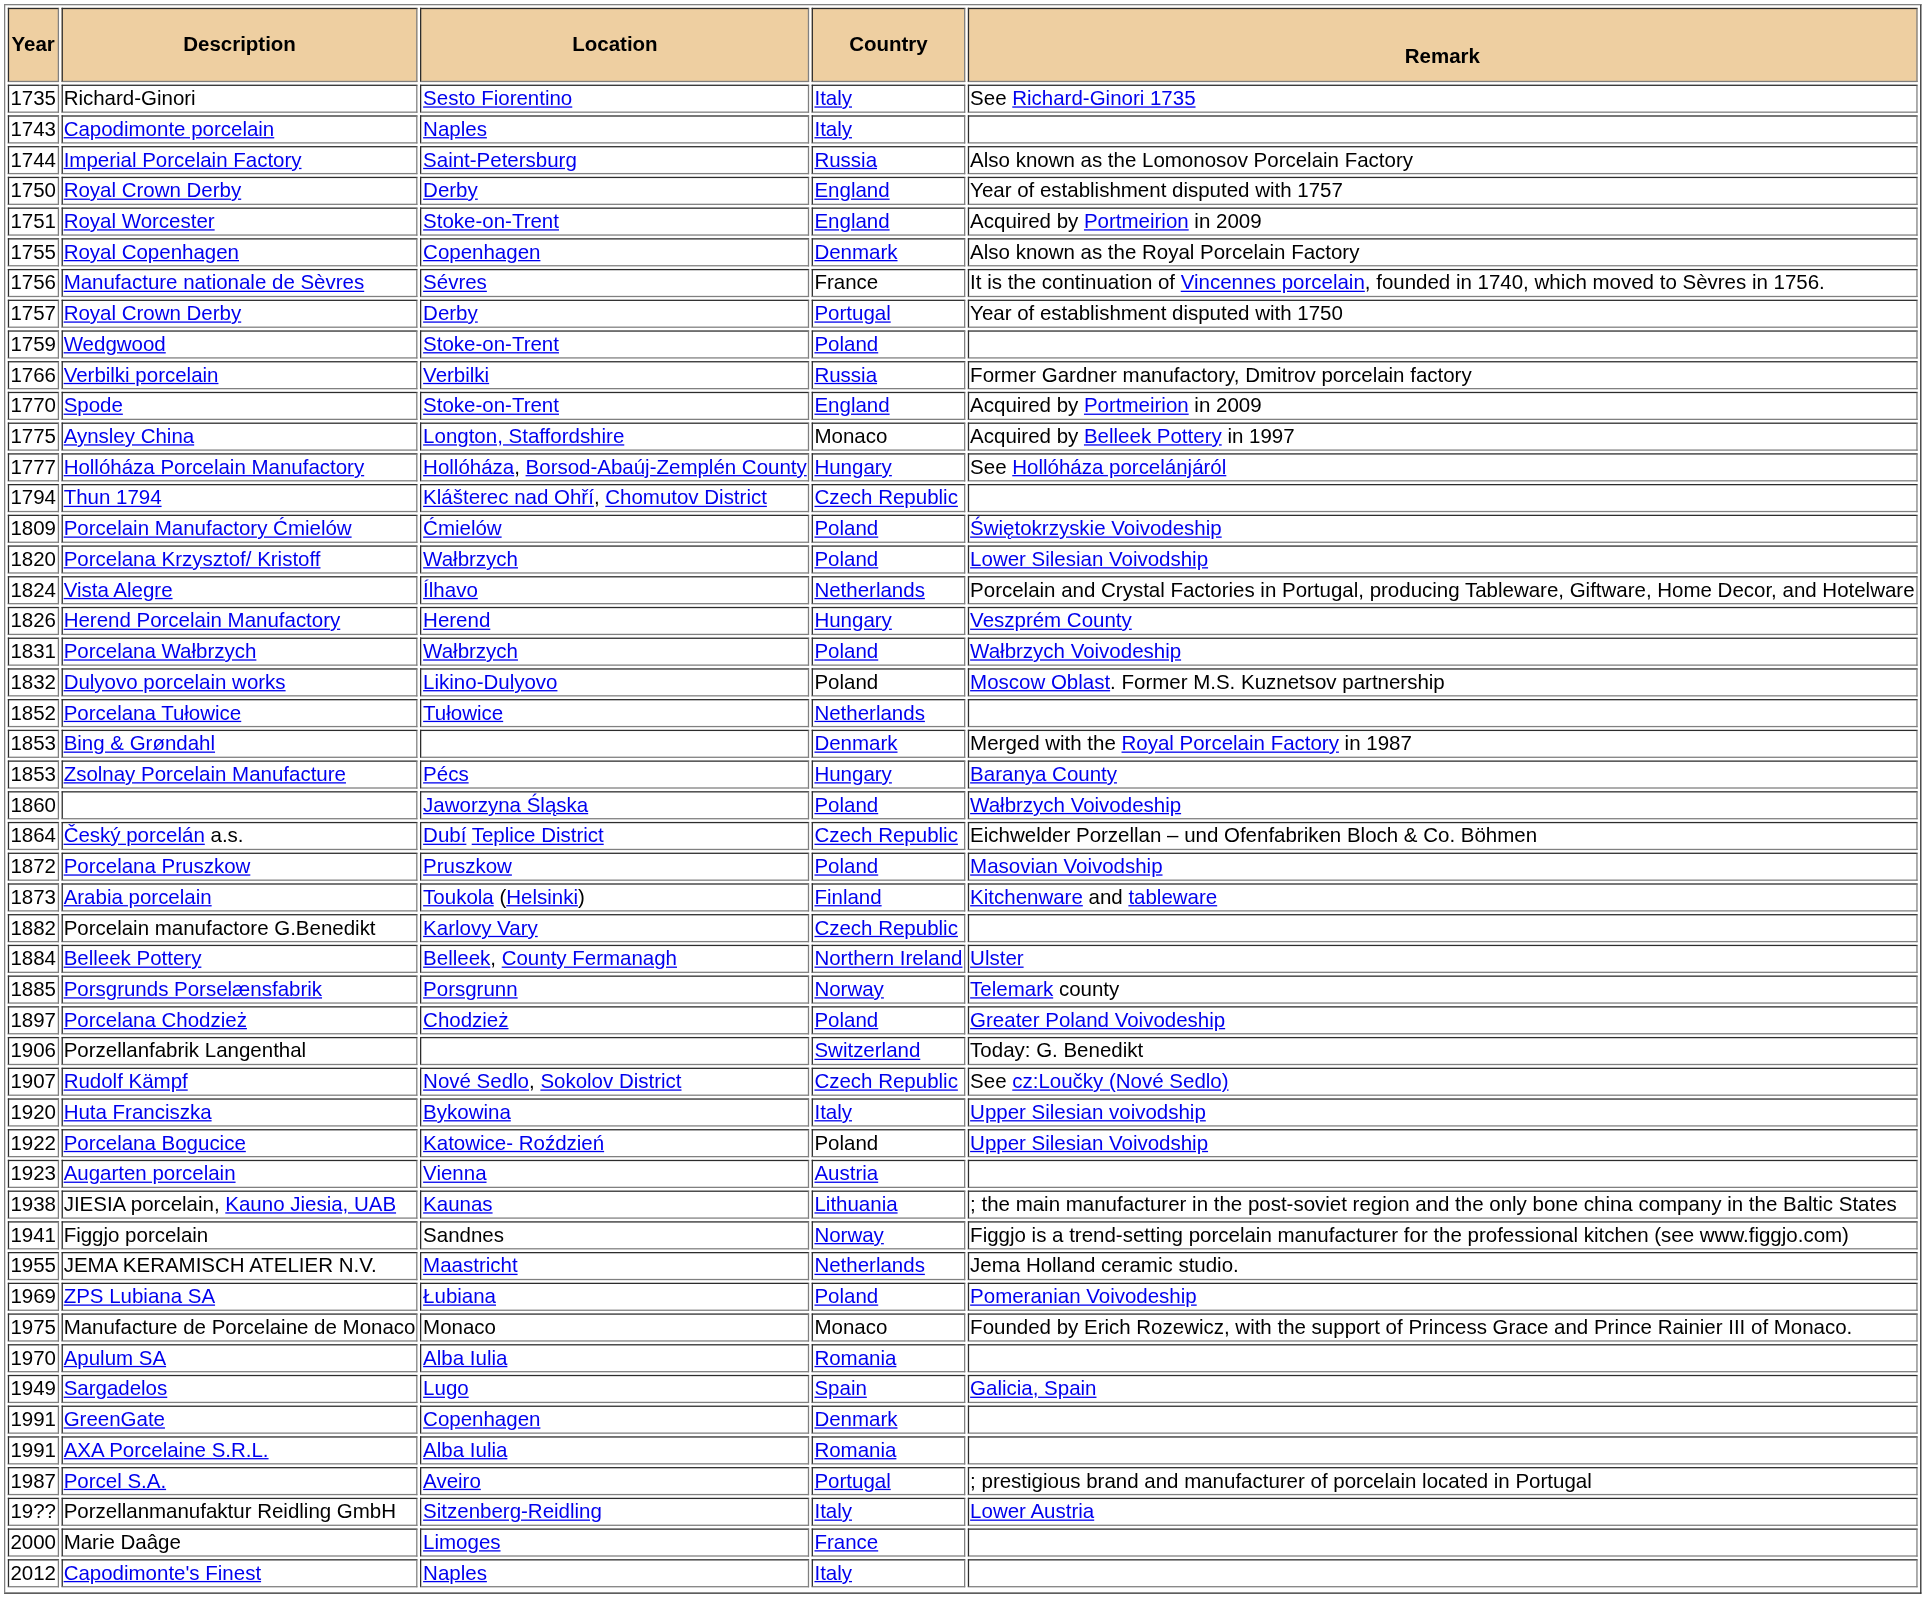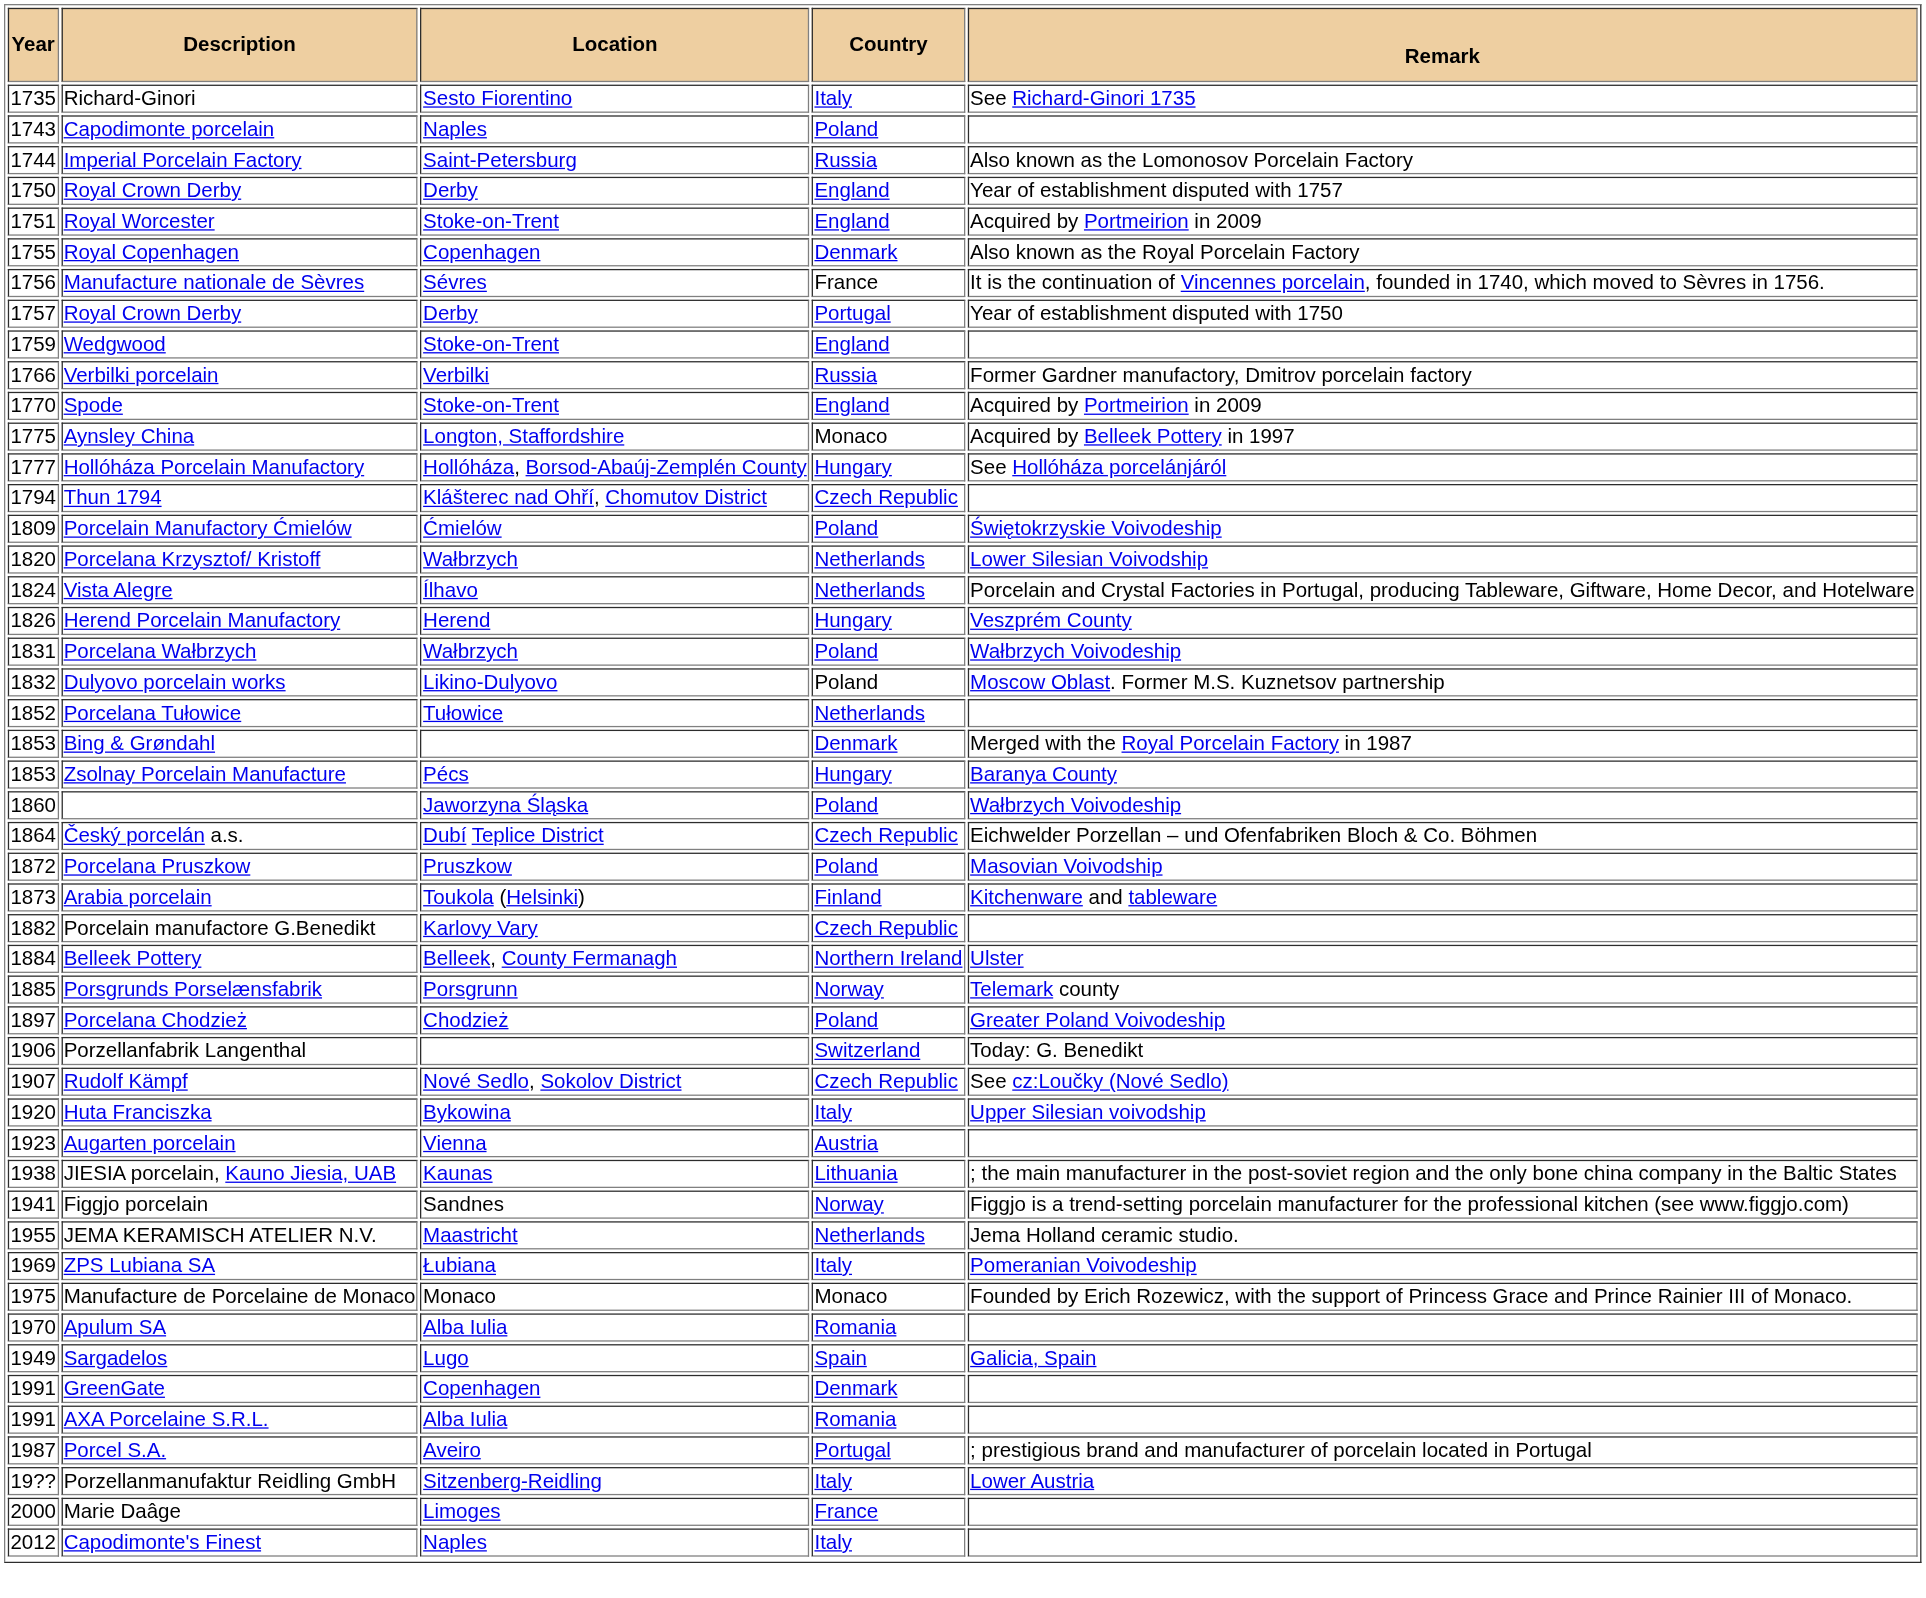(833, 129) Italy -> (846, 129) Poland
(846, 344) Poland -> (852, 344) England
(846, 559) Poland -> (870, 559) Netherlands
- row: (33, 1143)
(846, 1296) Poland -> (833, 1265) Italy
